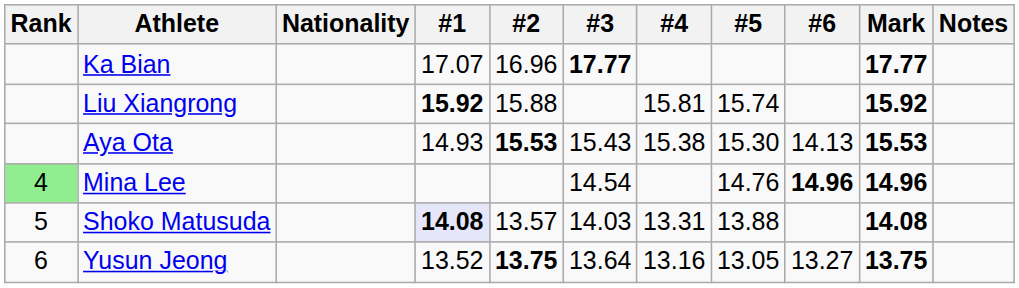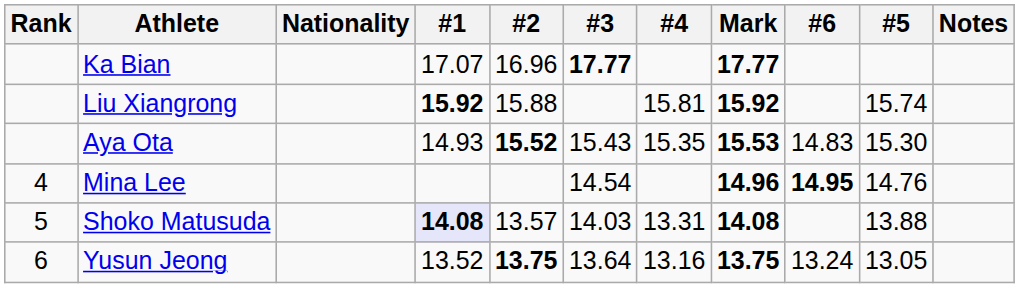columns swapped: (748, 24) <-> (896, 24)
(526, 143) 15.53 -> (526, 143) 15.52
(674, 143) 15.38 -> (674, 143) 15.35
(822, 143) 14.13 -> (822, 143) 14.83
(41, 182) lightgreen background -> (41, 182) no background
(822, 182) 14.96 -> (822, 182) 14.95
(822, 261) 13.27 -> (822, 261) 13.24
